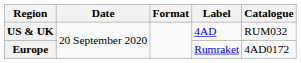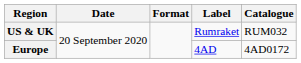(205, 31) 4AD -> (217, 31) Rumraket
(217, 49) Rumraket -> (205, 49) 4AD
